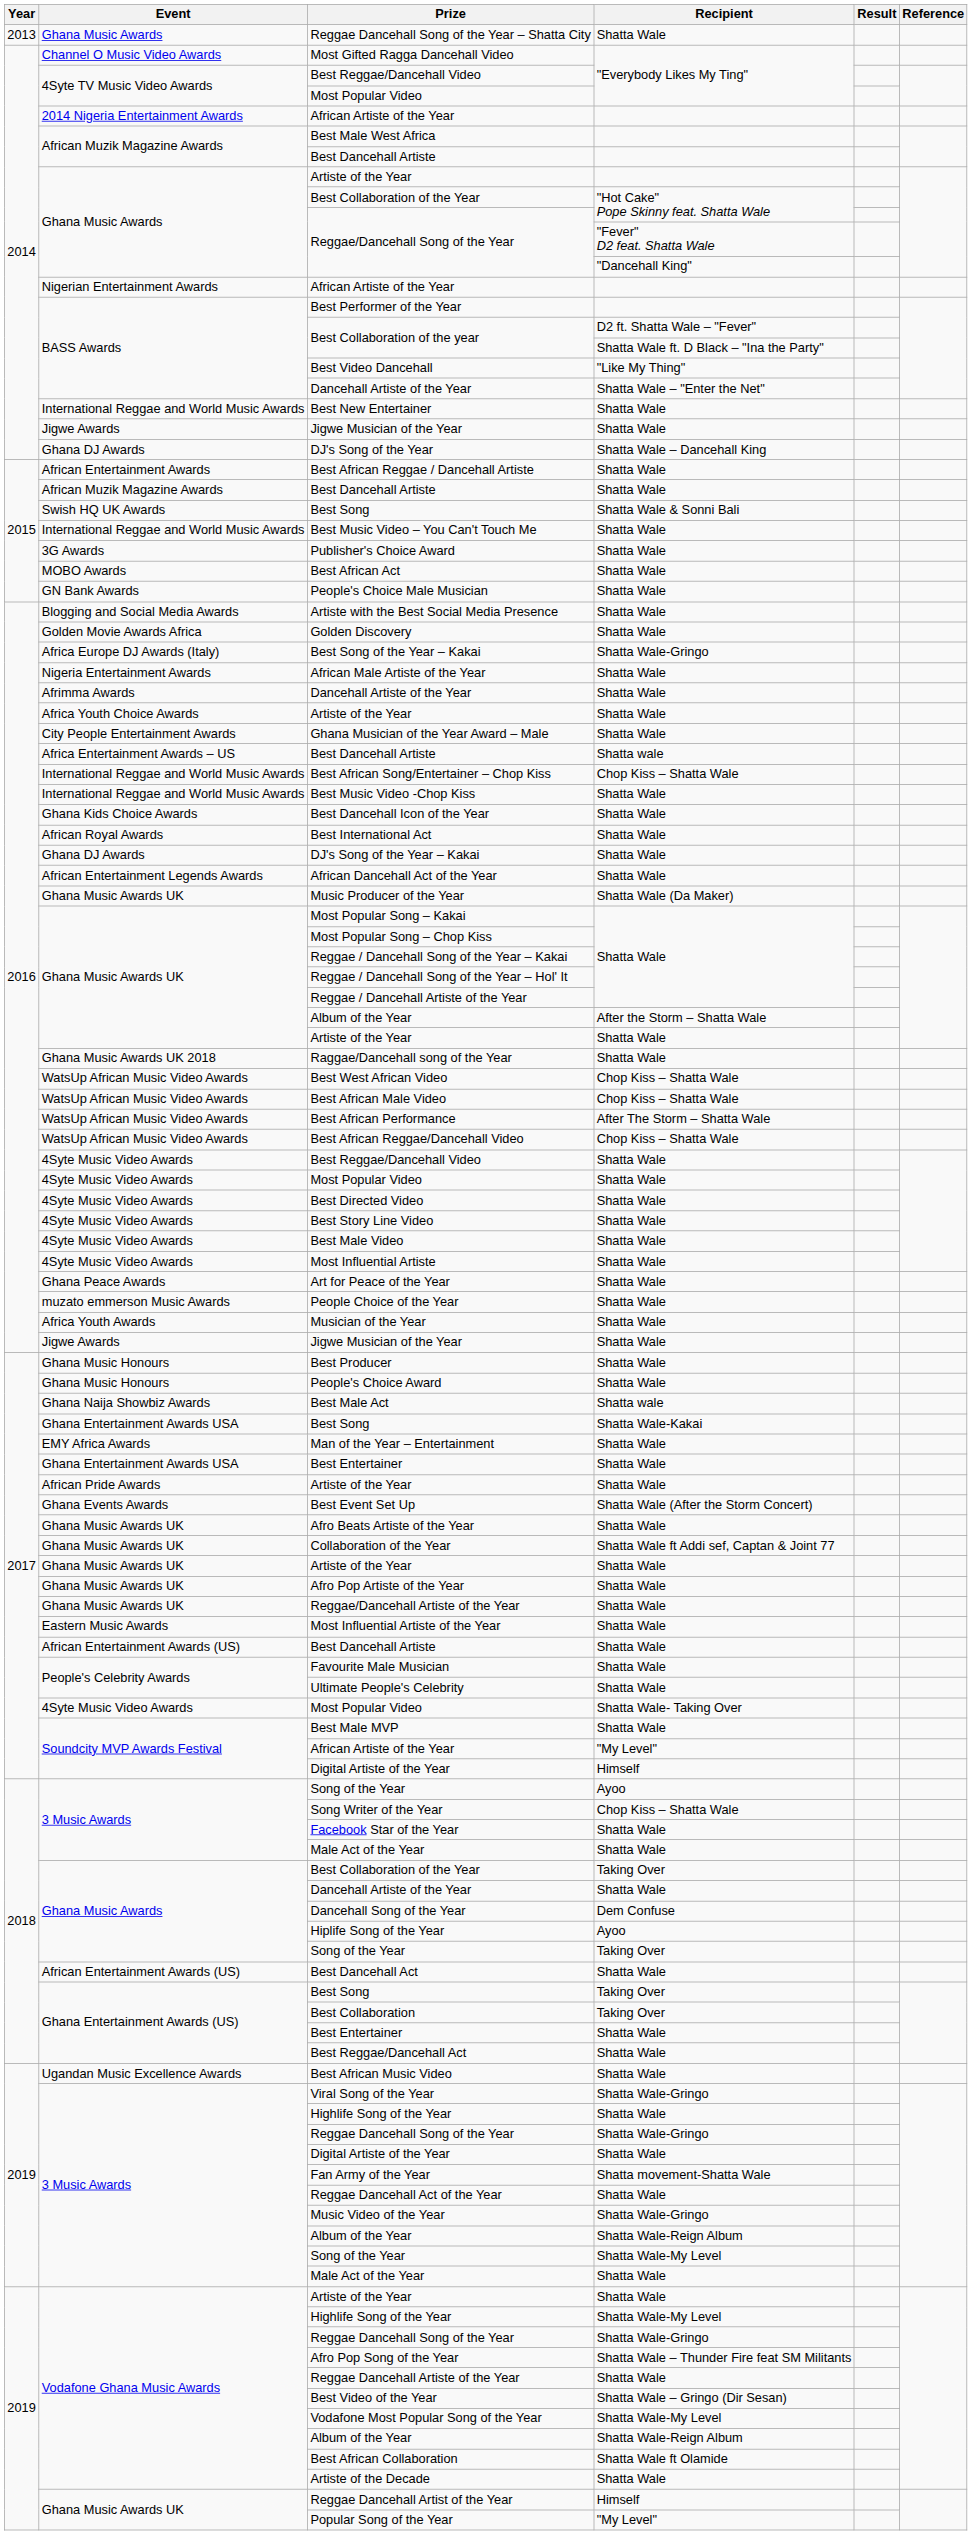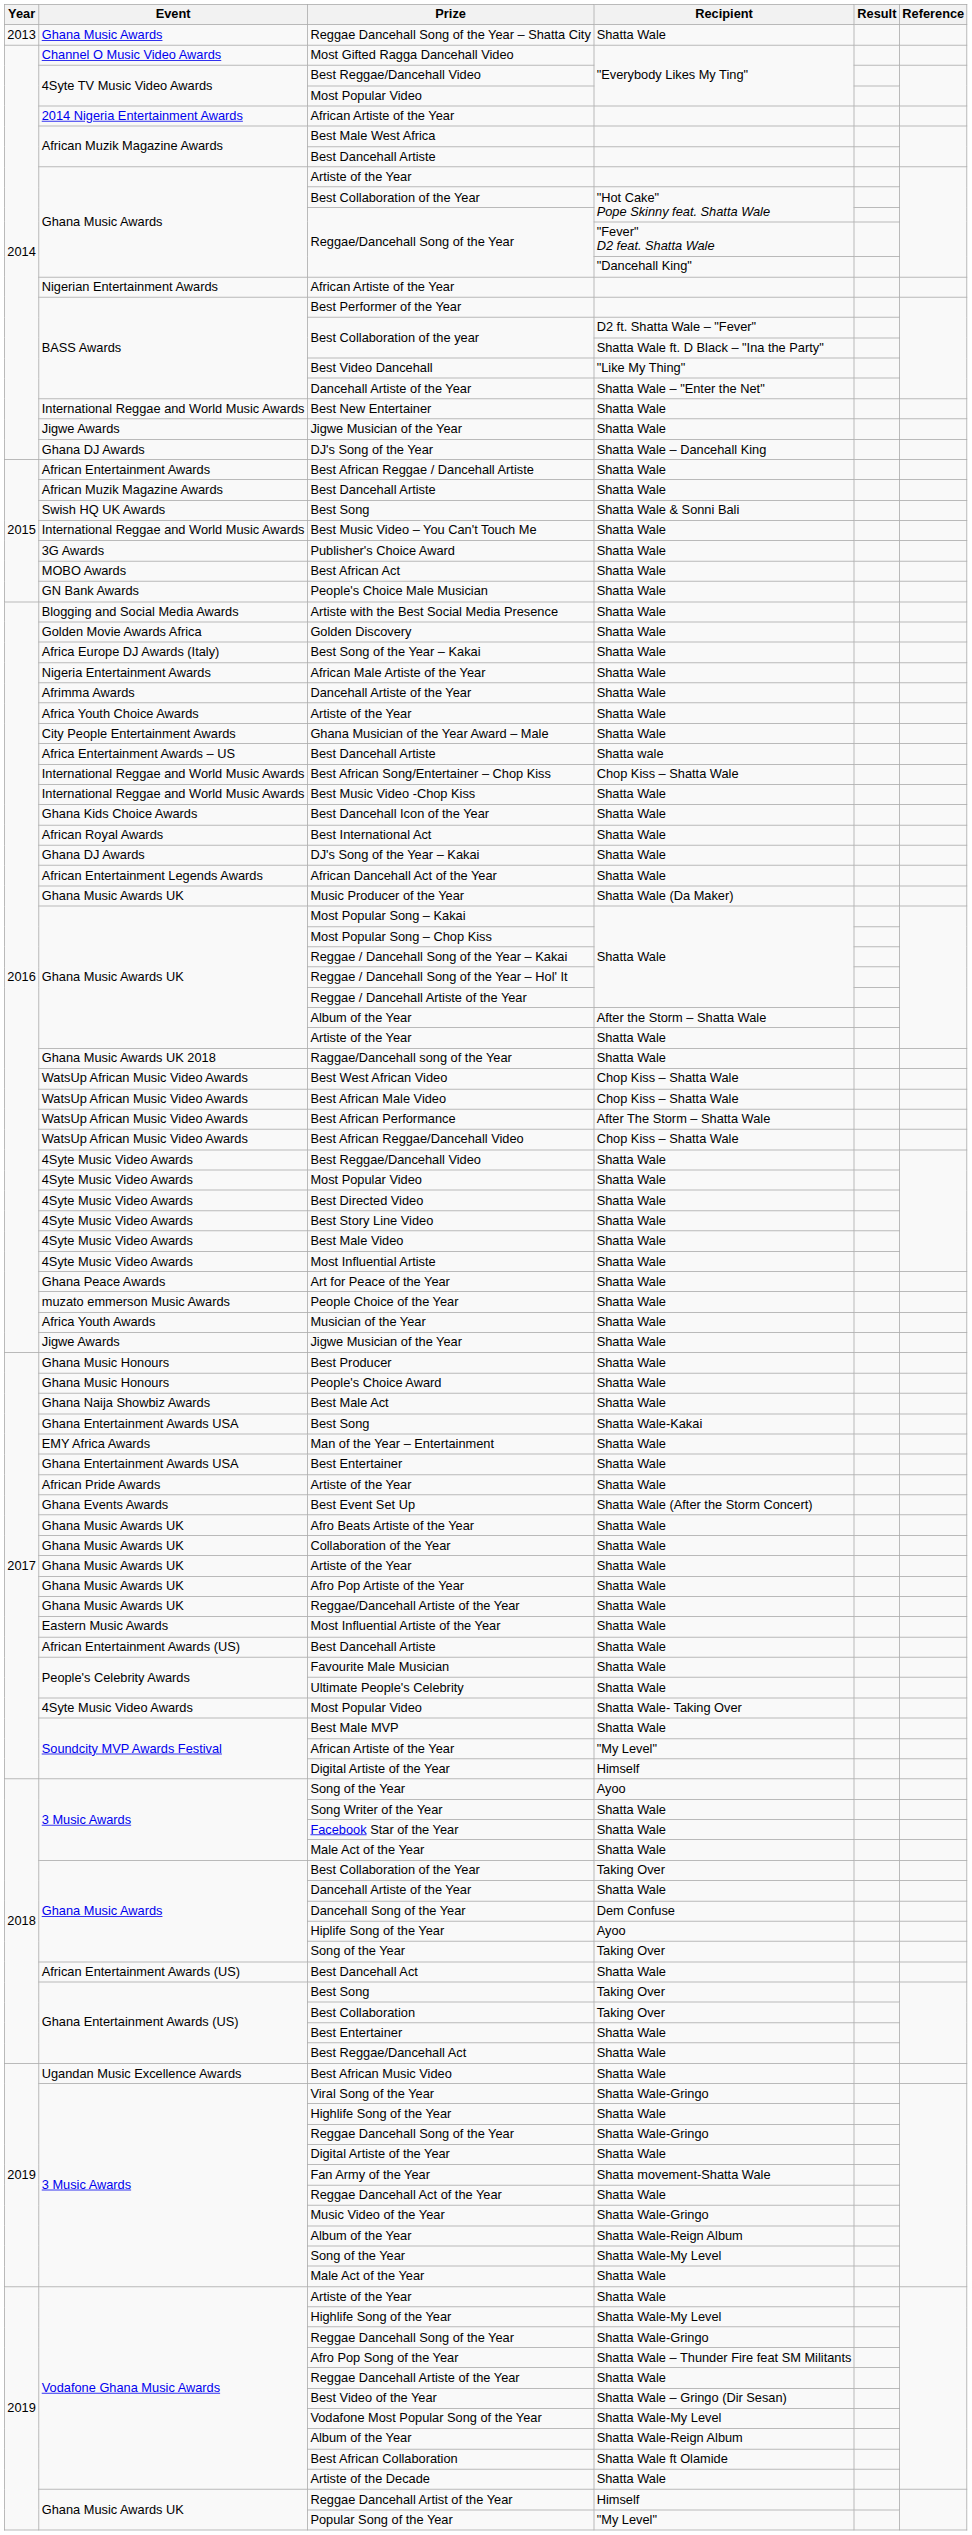(653, 652) Shatta Wale-Gringo -> (631, 652) Shatta Wale
(630, 1403) Shatta wale -> (631, 1403) Shatta Wale
(716, 1545) Shatta Wale ft Addi sef, Captan & Joint 77 -> (631, 1545) Shatta Wale
(668, 1809) Chop Kiss – Shatta Wale -> (631, 1809) Shatta Wale
